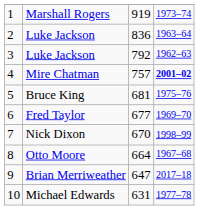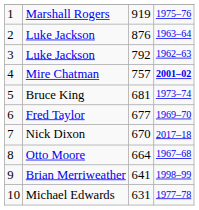(174, 14) 1973–74 -> (174, 14) 1975–76
(141, 34) 836 -> (141, 34) 876
(174, 94) 1975–76 -> (174, 94) 1973–74
(174, 134) 1998–99 -> (174, 134) 2017–18
(141, 174) 647 -> (141, 174) 641
(174, 174) 2017–18 -> (174, 174) 1998–99
